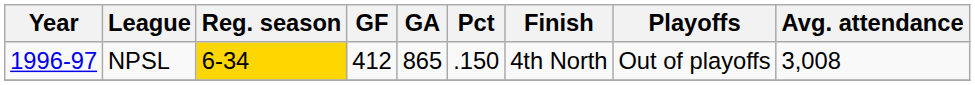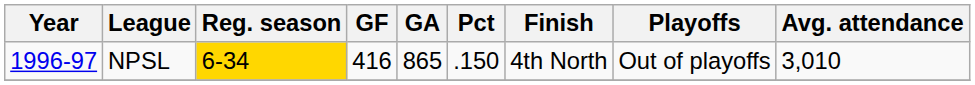(372, 60) 412 -> (372, 60) 416
(811, 60) 3,008 -> (811, 60) 3,010
